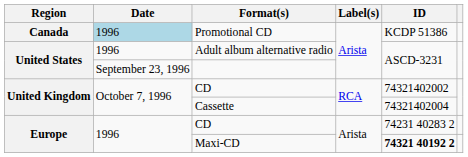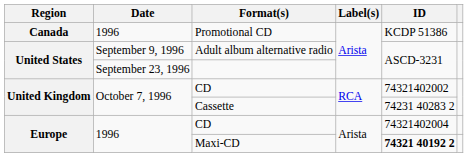(108, 32) lightblue background -> (108, 32) no background
(108, 50) 1996 -> (140, 50) September 9, 1996
(417, 106) 74321402004 -> (420, 106) 74231 40283 2
(420, 124) 74231 40283 2 -> (417, 124) 74321402004
